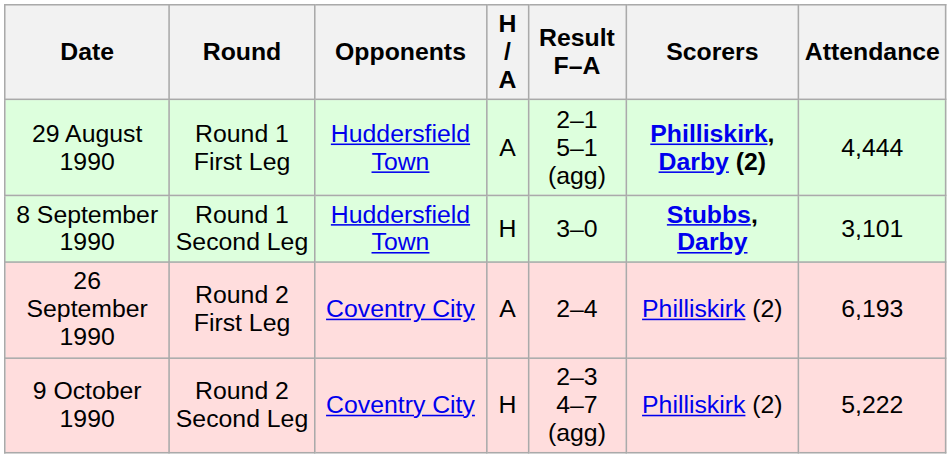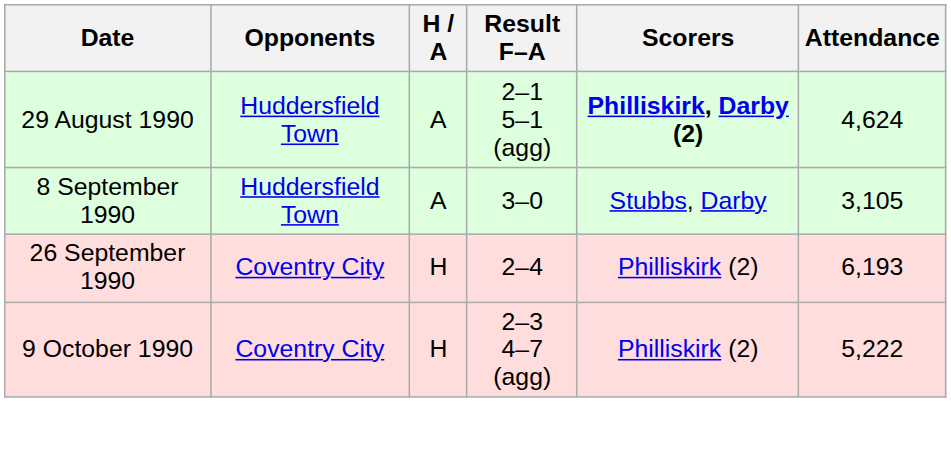- column: (242, 52)
(872, 147) 4,444 -> (872, 119) 4,624
(507, 228) H -> (438, 200) A
(712, 228) bold -> (688, 200) normal
(872, 228) 3,101 -> (872, 200) 3,105
(507, 309) A -> (438, 267) H
